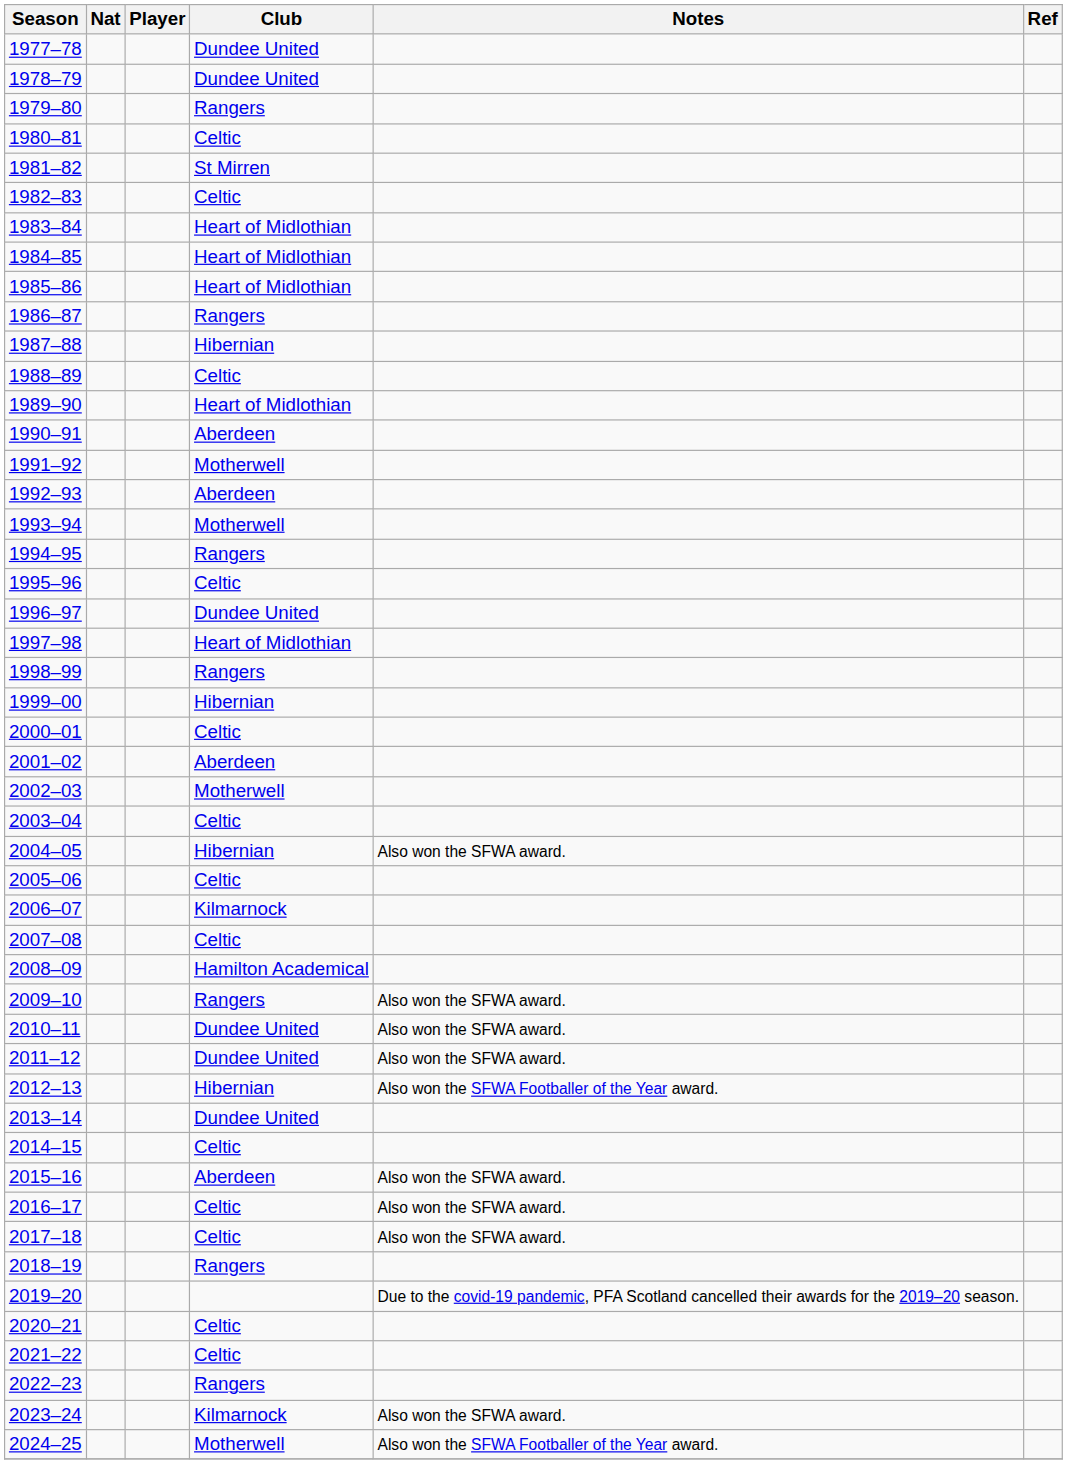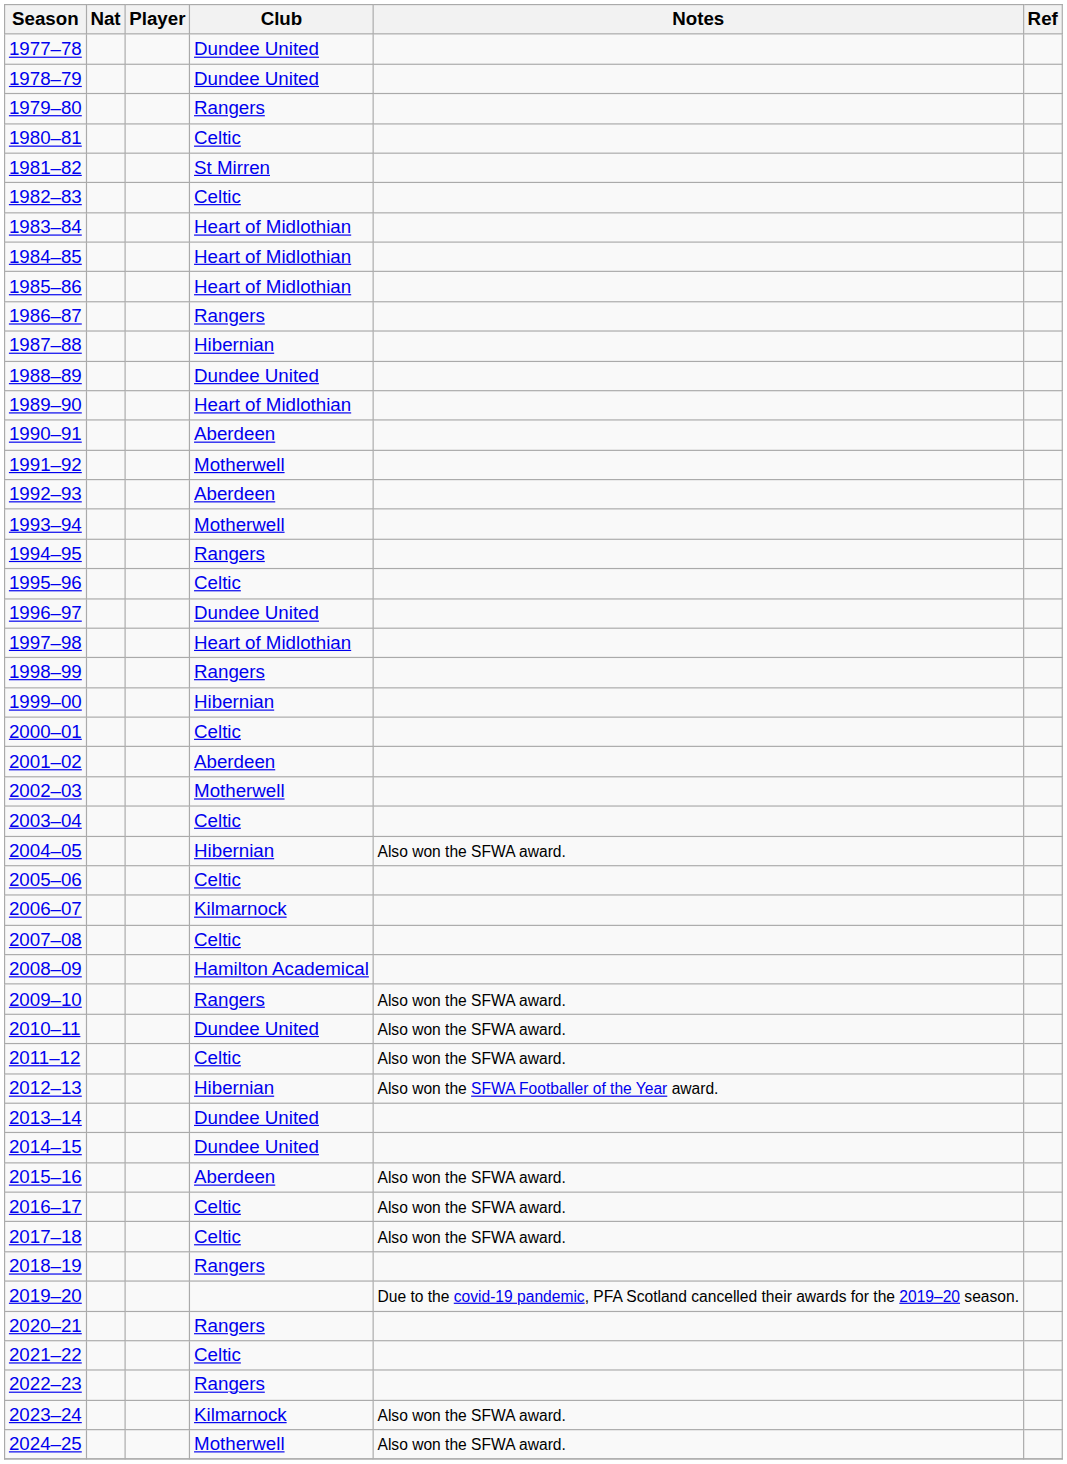(217, 375) Celtic -> (257, 375) Dundee United
(257, 1058) Dundee United -> (217, 1058) Celtic
(217, 1147) Celtic -> (257, 1147) Dundee United
(217, 1325) Celtic -> (229, 1325) Rangers
(548, 1445) Also won the SFWA Footballer of the Year award. -> (472, 1445) Also won the SFWA award.
